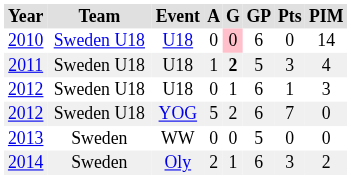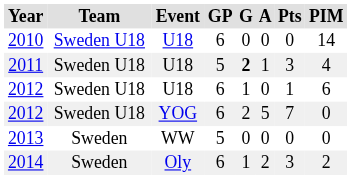columns swapped: (259, 16) <-> (214, 16)
(233, 40) pink background -> (246, 40) no background
(326, 89) 3 -> (326, 89) 6
